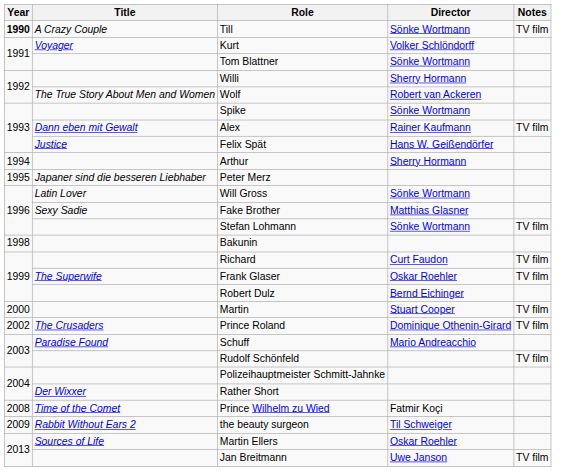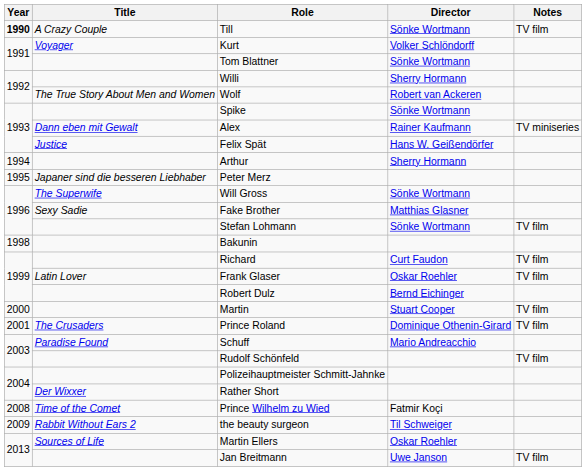(532, 128) TV film -> (548, 128) TV miniseries
(60, 194) Latin Lover -> (68, 194) The Superwife
(68, 276) The Superwife -> (60, 276) Latin Lover
(18, 326) 2002 -> (18, 326) 2001
